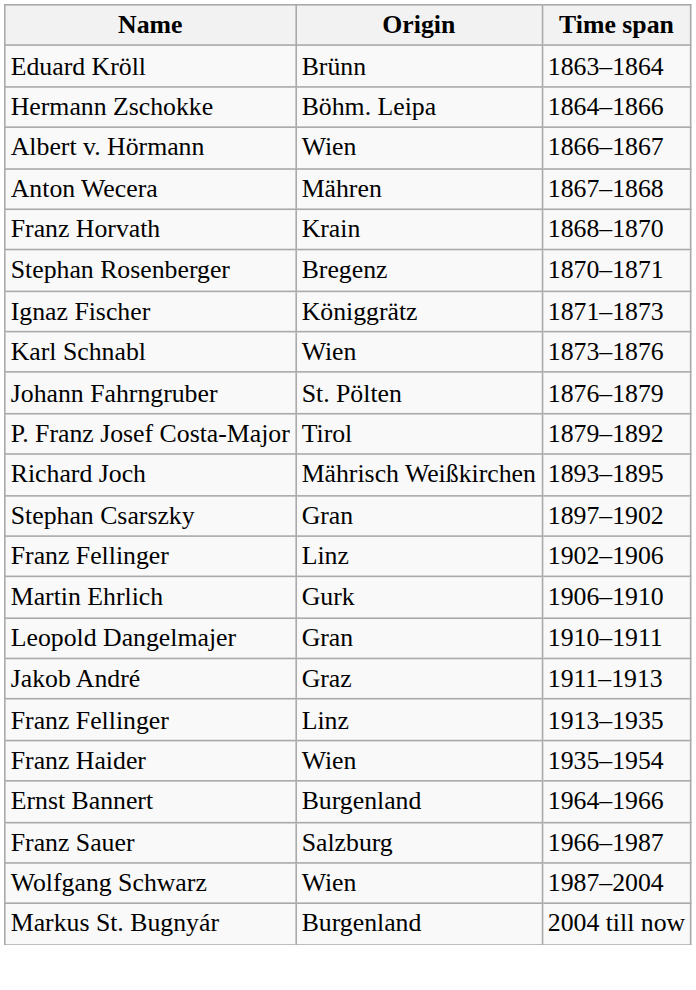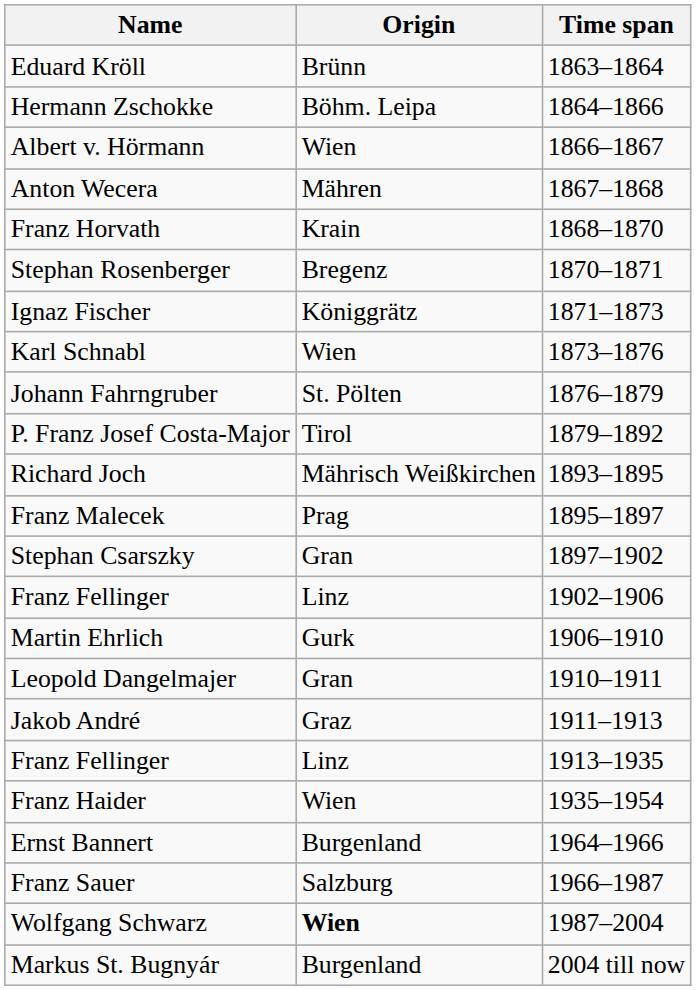+ row: (88, 515)
(329, 882) normal -> (331, 923) bold
